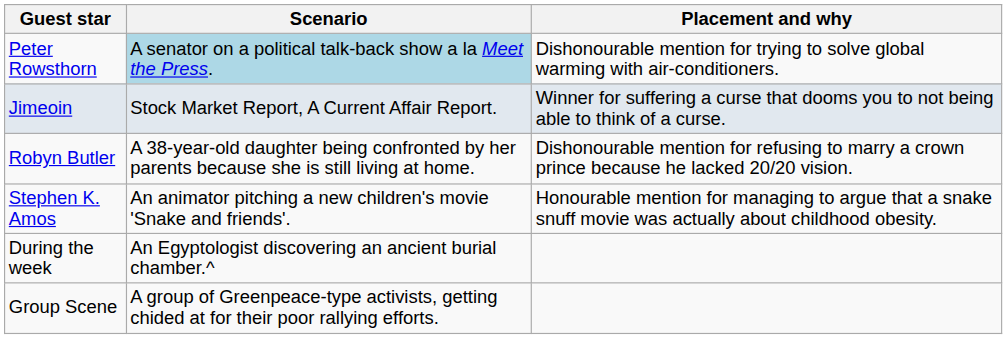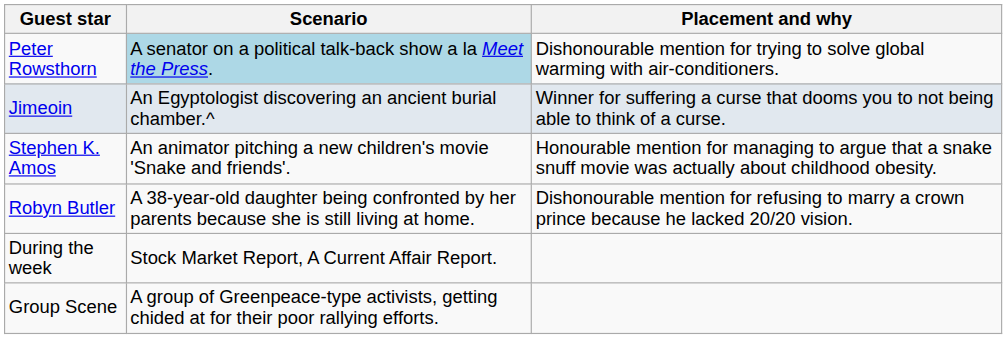(314, 108) Stock Market Report, A Current Affair Report. -> (313, 108) An Egyptologist discovering an ancient burial chamber.^
rows swapped: (62, 158) <-> (54, 208)
(313, 258) An Egyptologist discovering an ancient burial chamber.^ -> (314, 258) Stock Market Report, A Current Affair Report.
